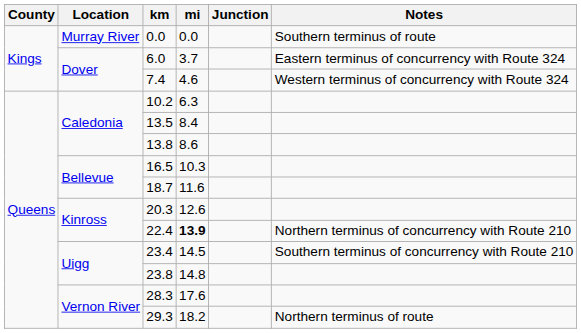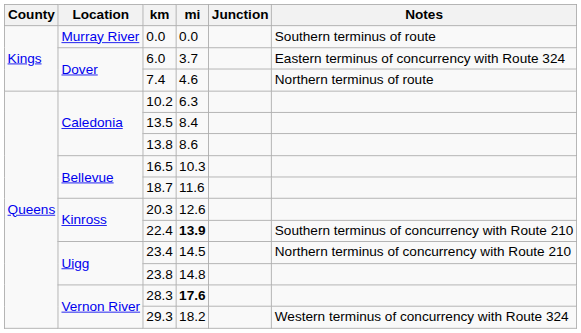(422, 79) Western terminus of concurrency with Route 324 -> (354, 79) Northern terminus of route
(423, 230) Northern terminus of concurrency with Route 210 -> (424, 230) Southern terminus of concurrency with Route 210
(424, 252) Southern terminus of concurrency with Route 210 -> (423, 252) Northern terminus of concurrency with Route 210
(192, 295) normal -> (192, 295) bold
(354, 317) Northern terminus of route -> (422, 317) Western terminus of concurrency with Route 324
